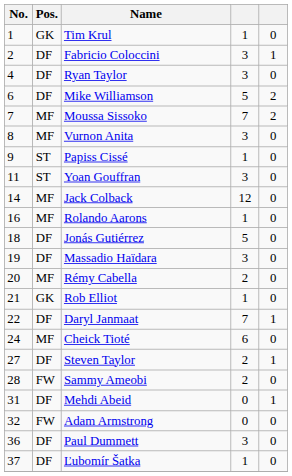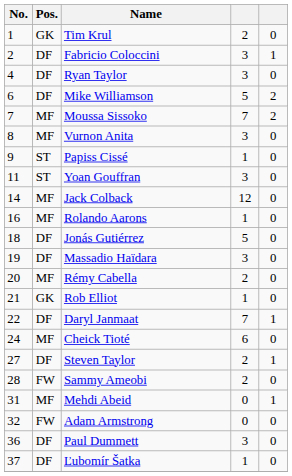(245, 34) 1 -> (245, 34) 2
(44, 400) DF -> (45, 400) MF
